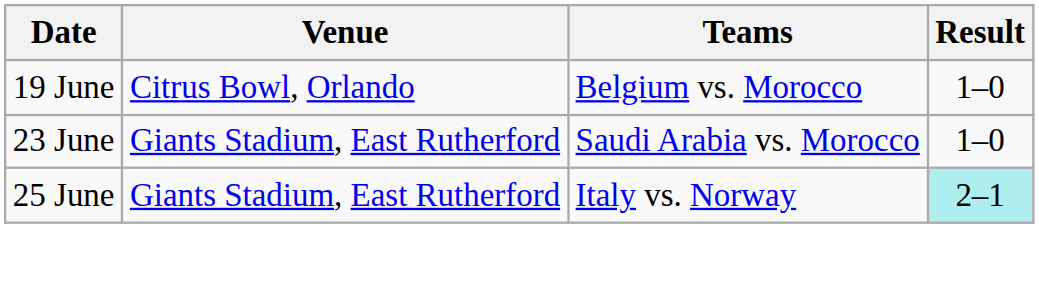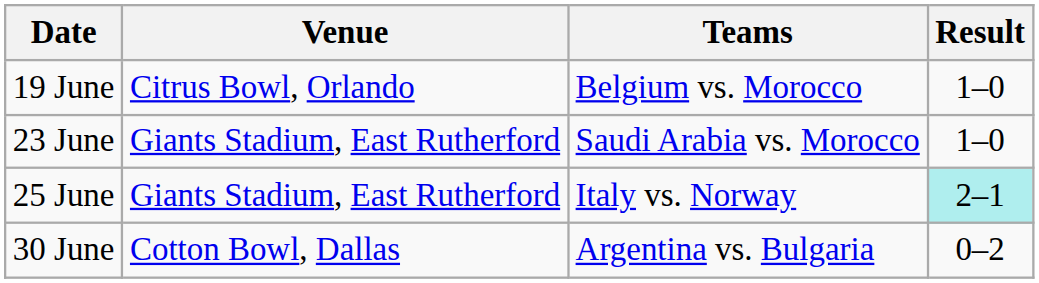+ row: (64, 249)
